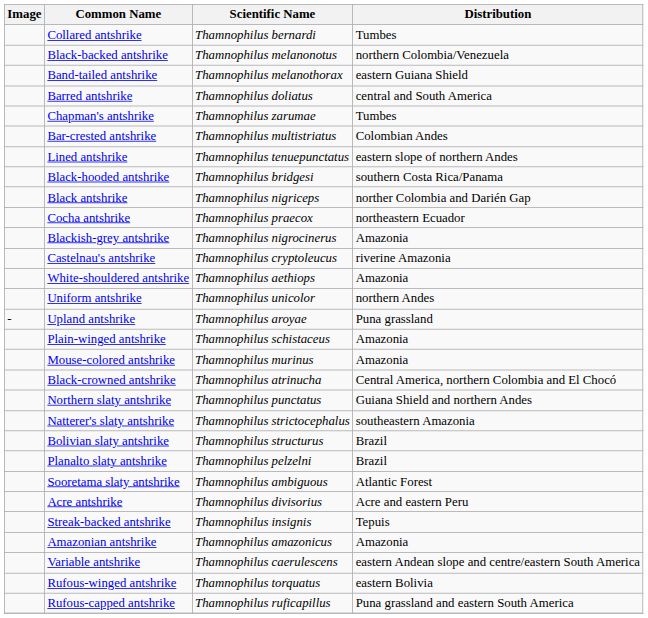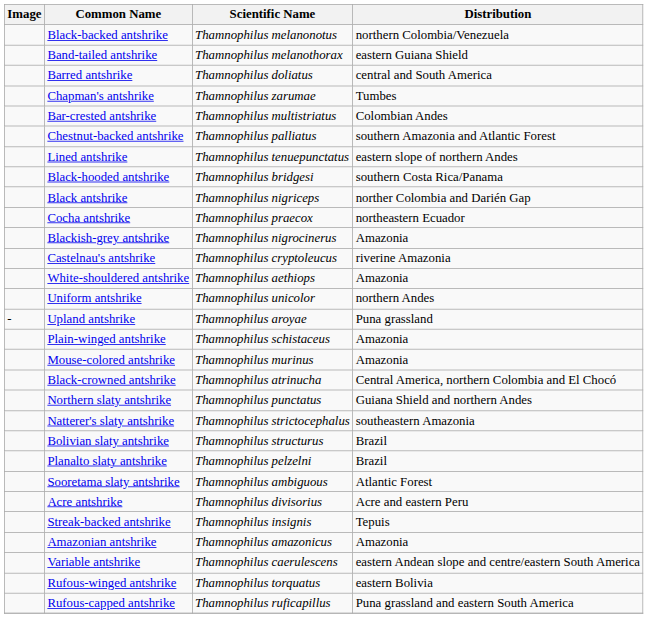- row: (94, 34)
+ row: (115, 136)
